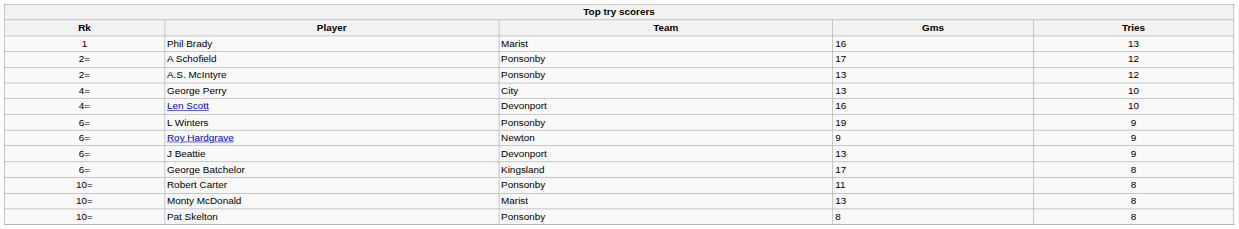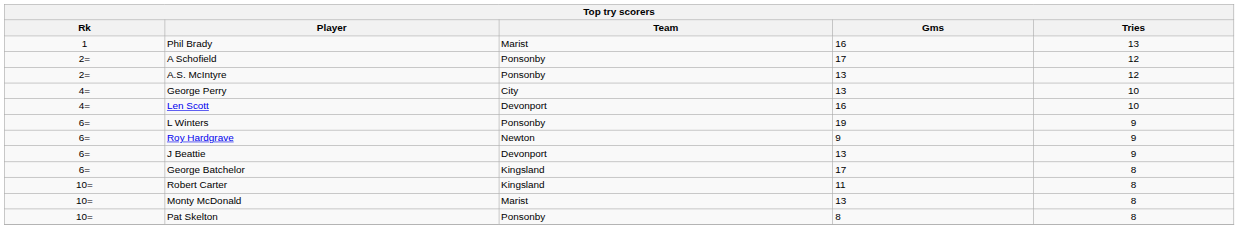(523, 185) Ponsonby -> (523, 185) Kingsland
